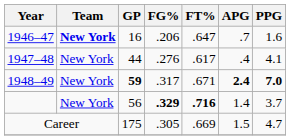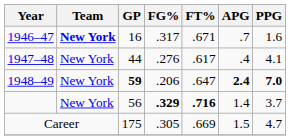(168, 37) .206 -> (168, 37) .317
(204, 37) .647 -> (204, 37) .671
(168, 81) .317 -> (168, 81) .206
(204, 81) .671 -> (204, 81) .647
